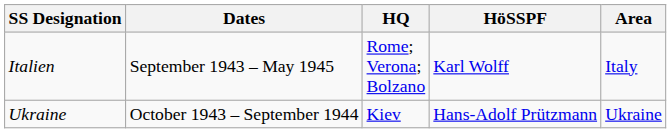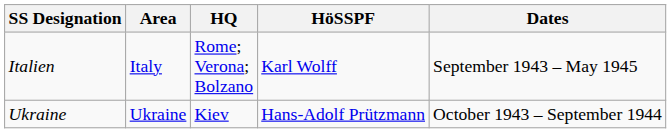columns swapped: (634, 18) <-> (244, 18)
